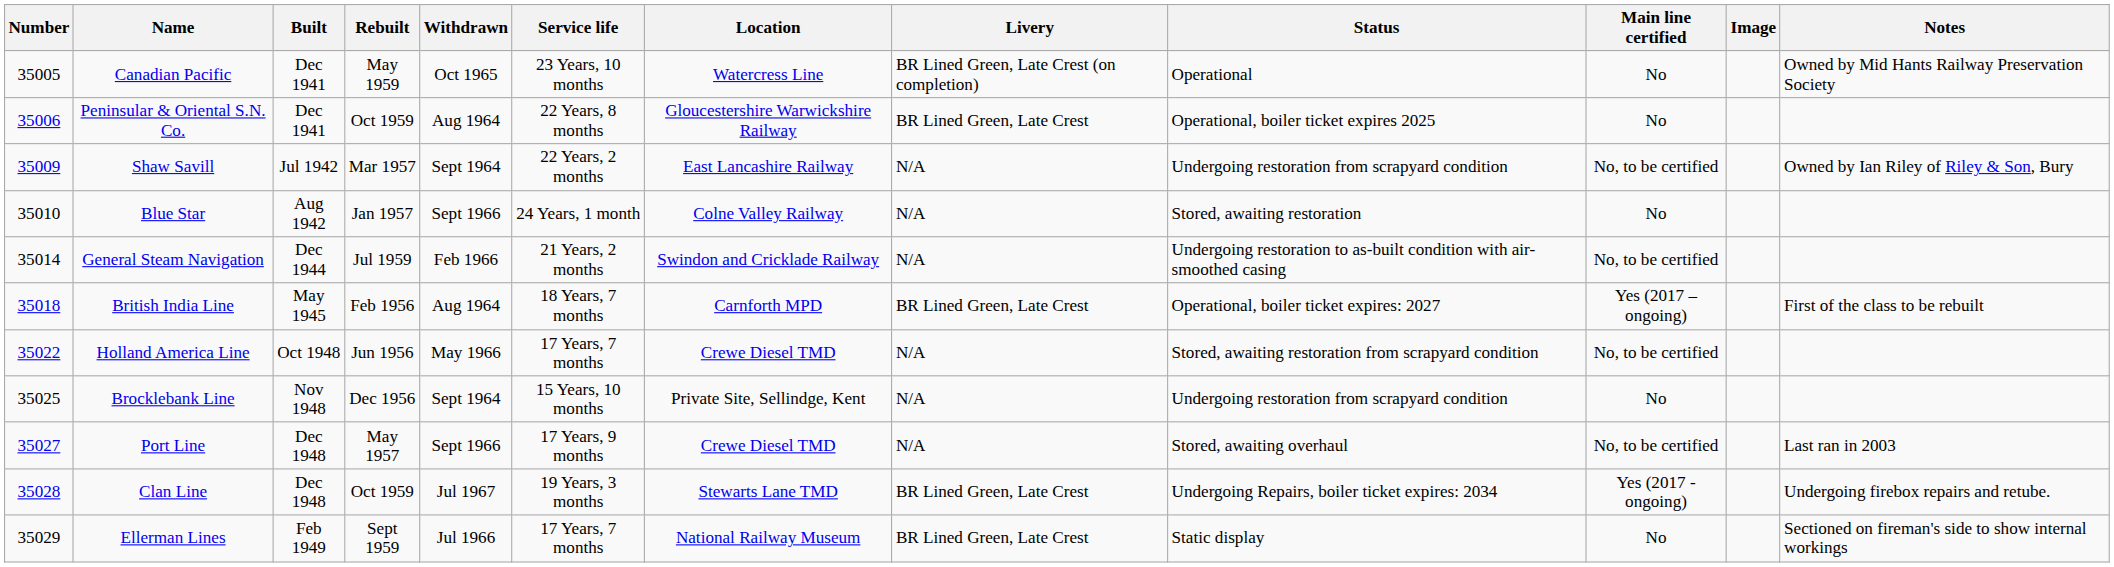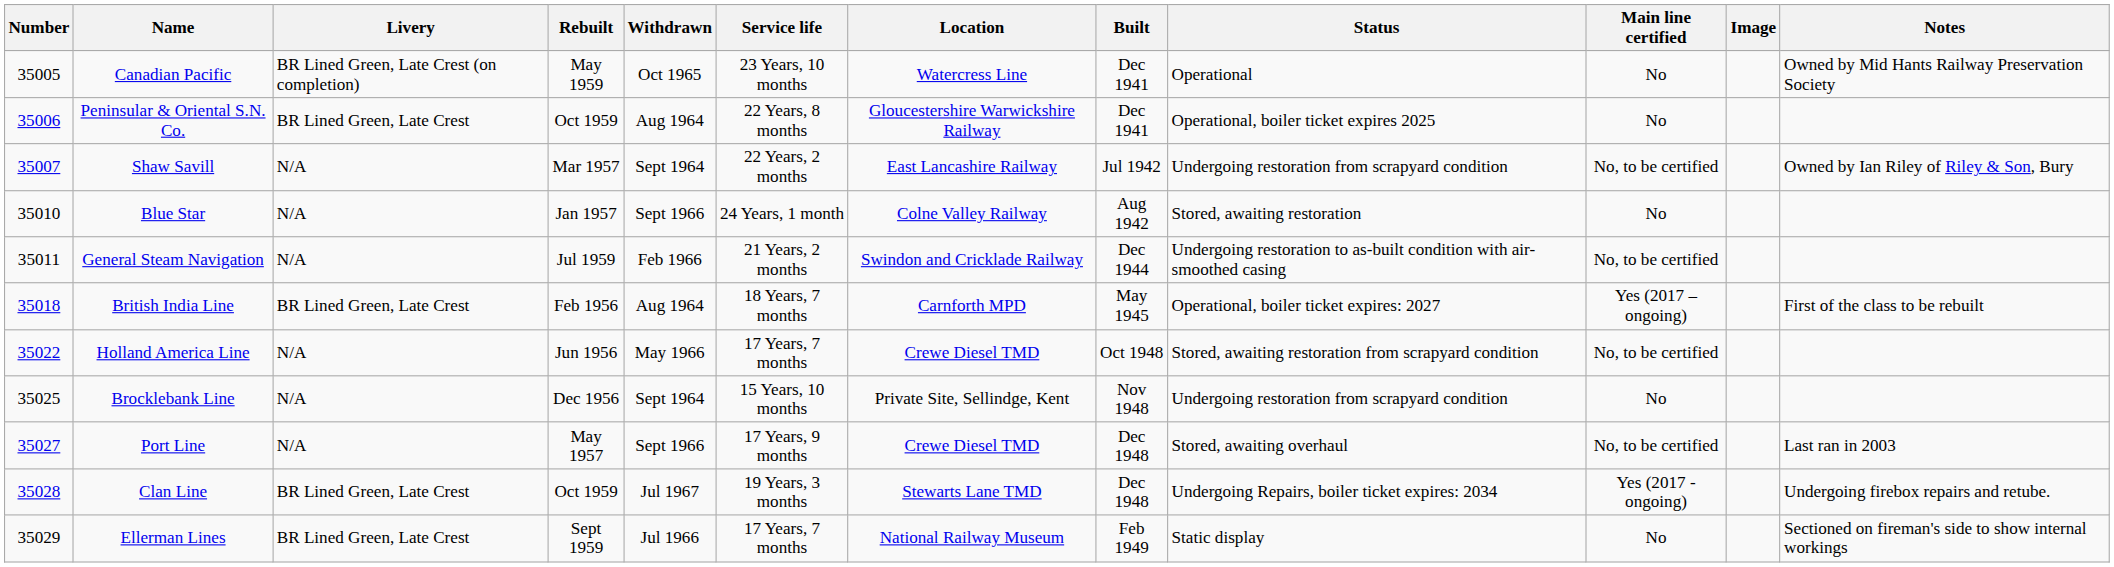columns swapped: (309, 27) <-> (1030, 27)
(39, 166) 35009 -> (39, 166) 35007
(39, 259) 35014 -> (39, 259) 35011
